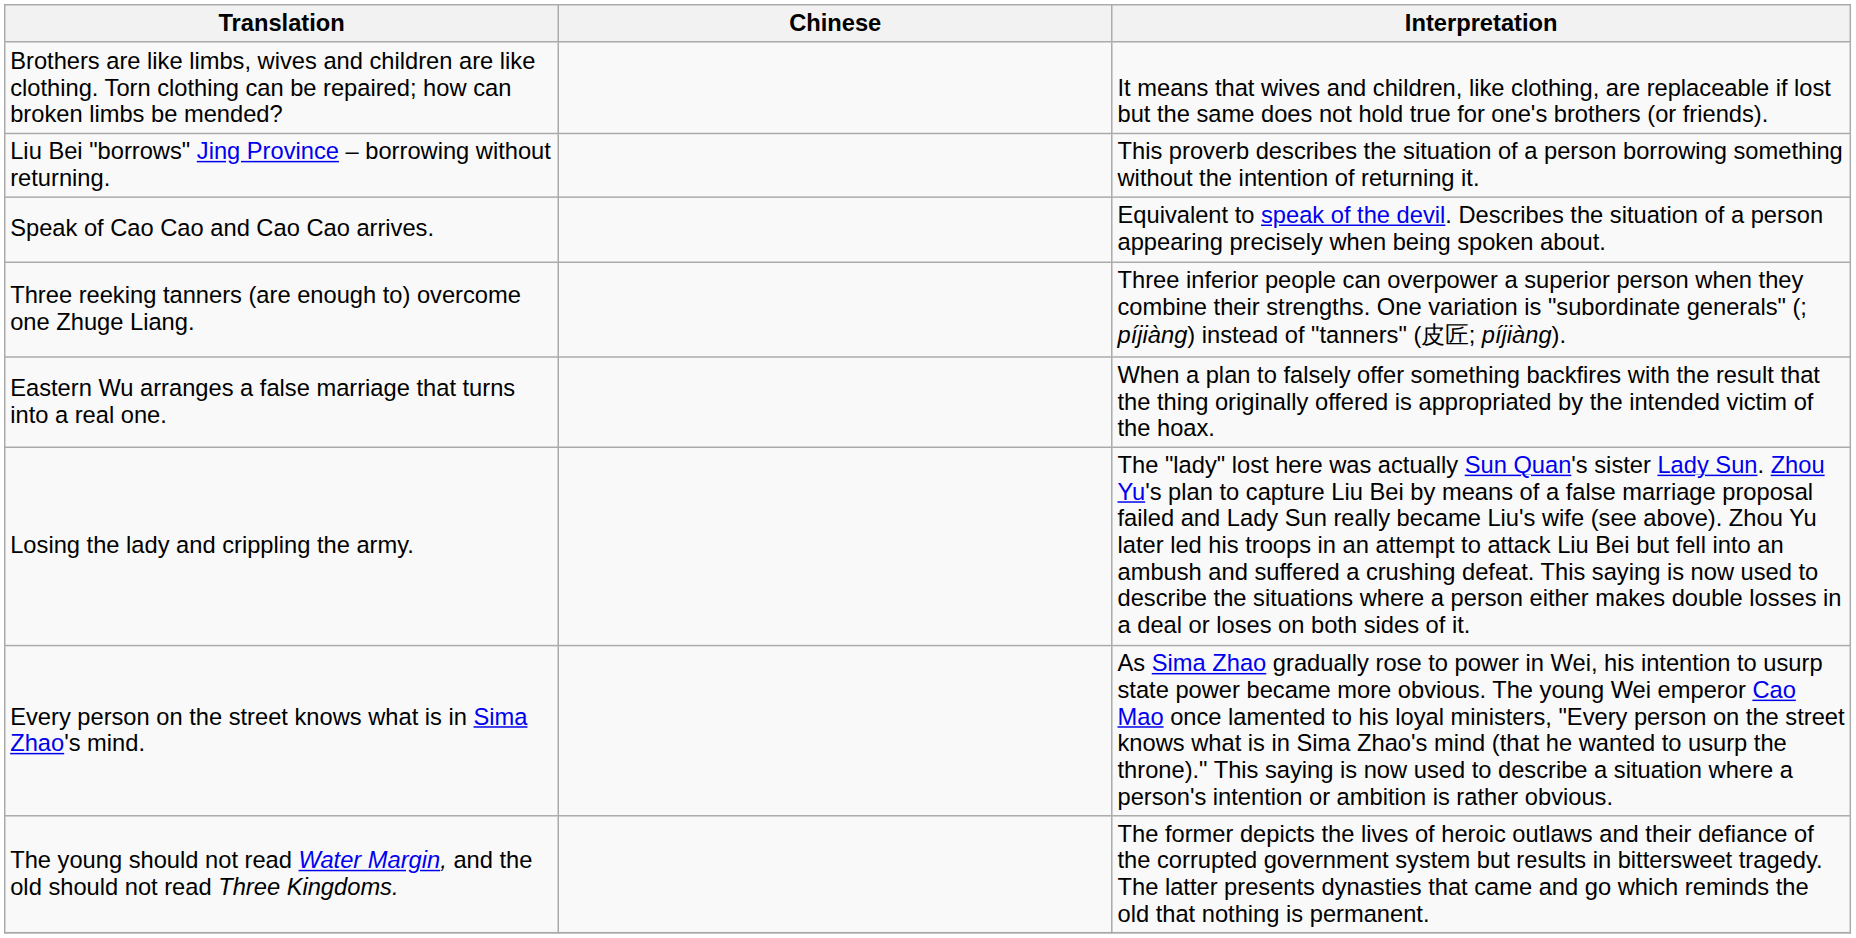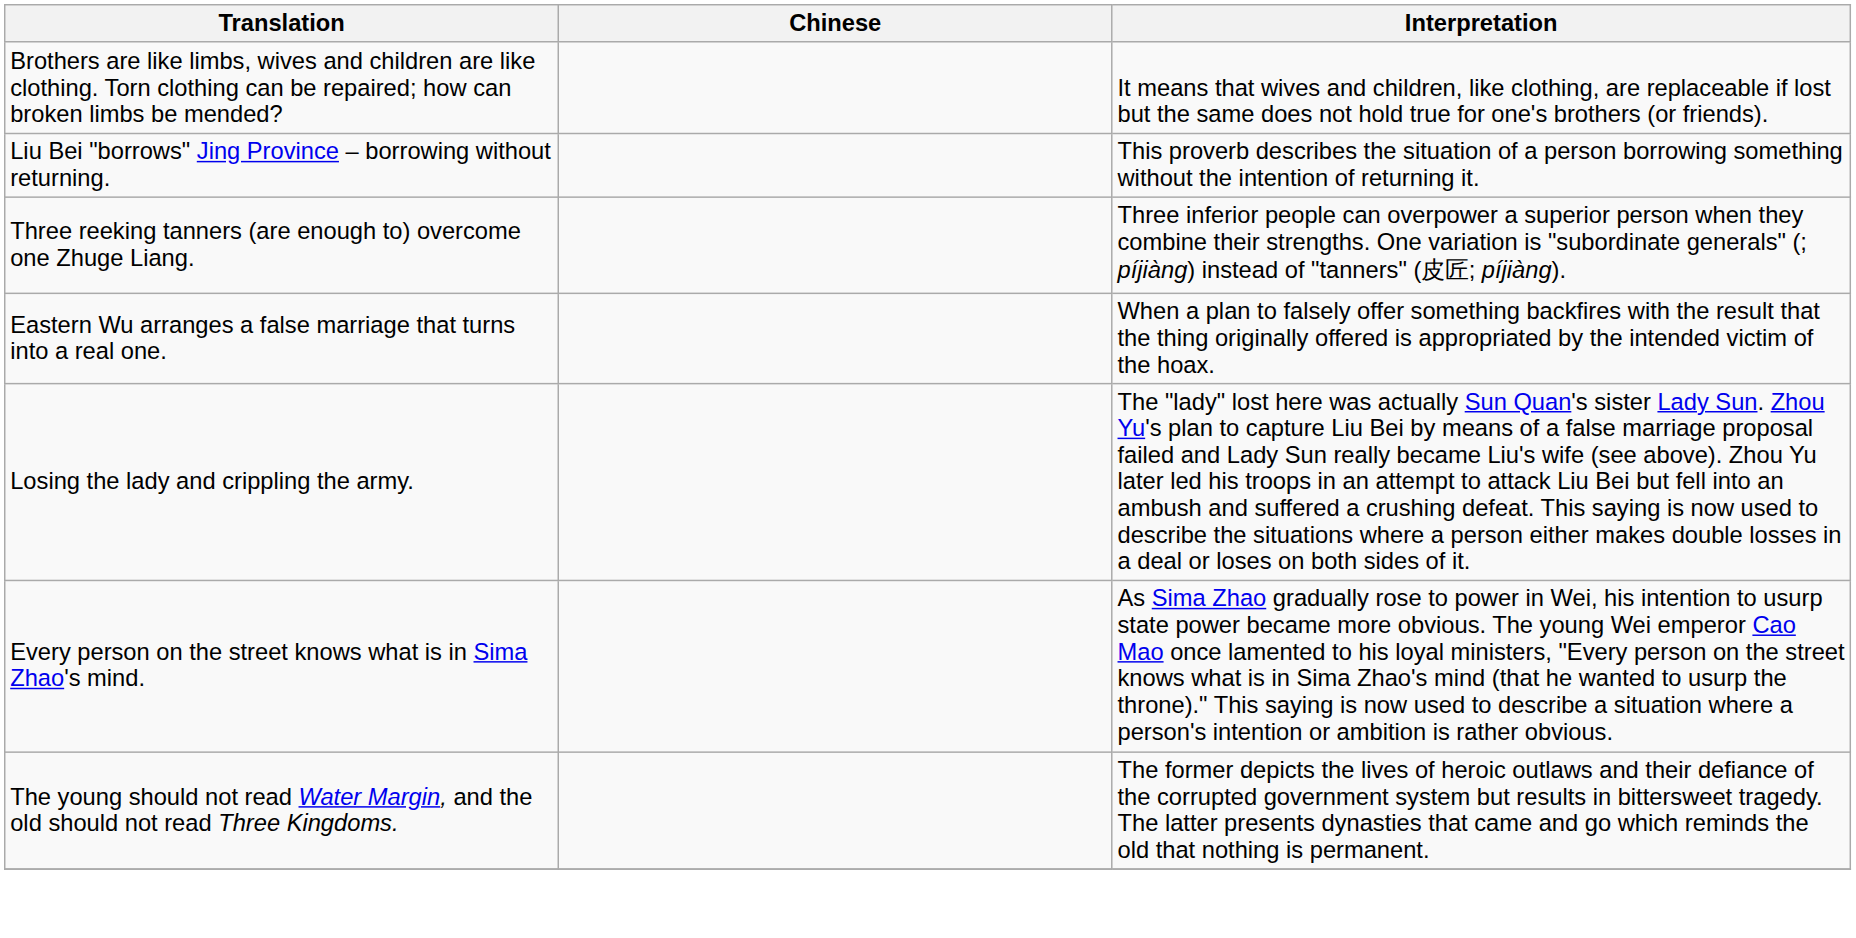- row: (222, 229)
